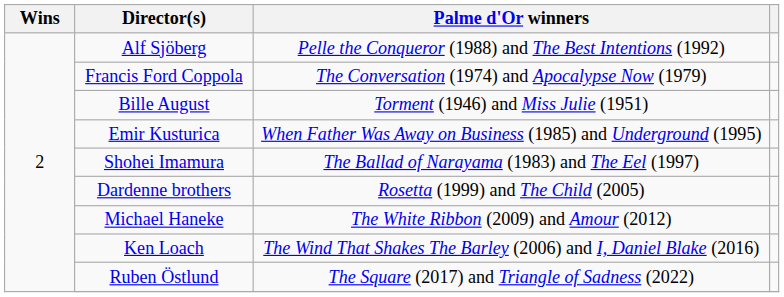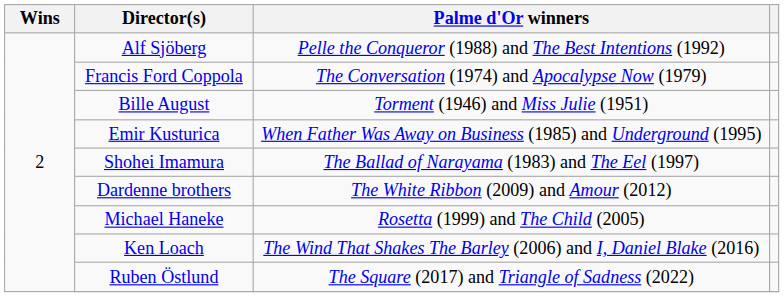(511, 190) Rosetta (1999) and The Child (2005) -> (511, 190) The White Ribbon (2009) and Amour (2012)
(511, 219) The White Ribbon (2009) and Amour (2012) -> (511, 219) Rosetta (1999) and The Child (2005)
